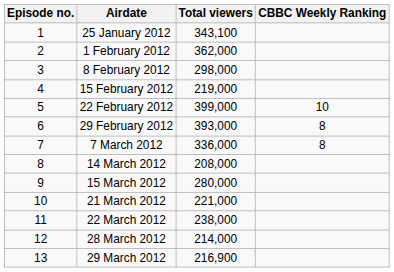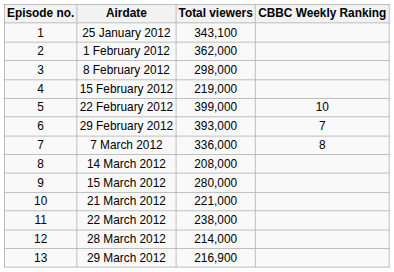(322, 126) 8 -> (322, 126) 7
